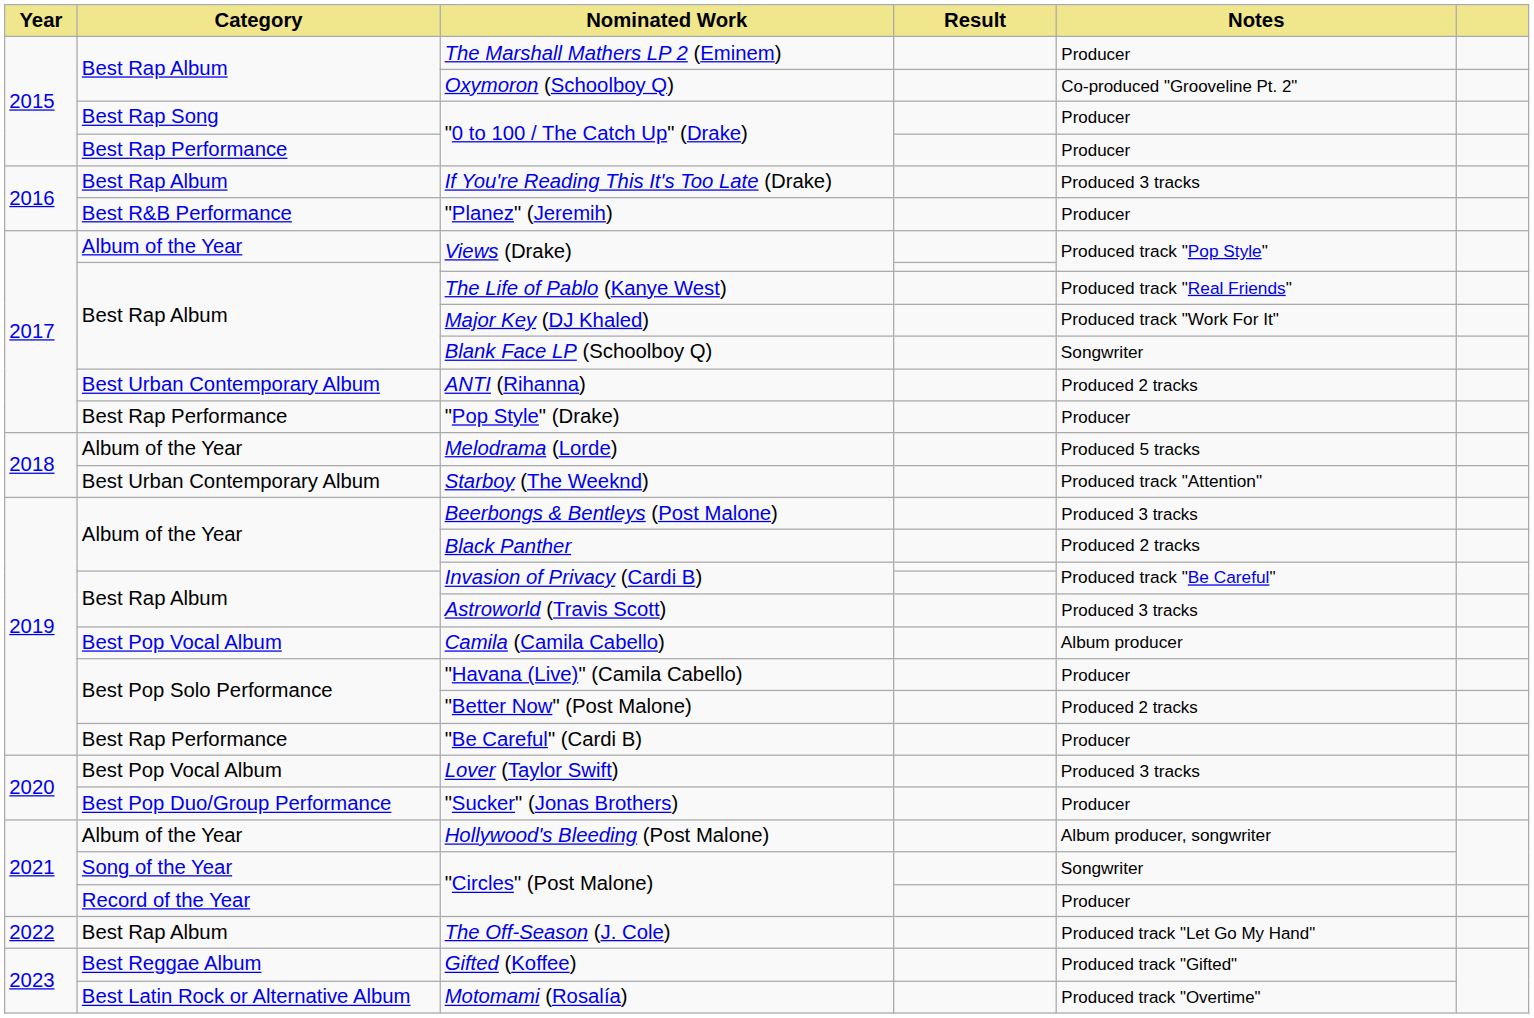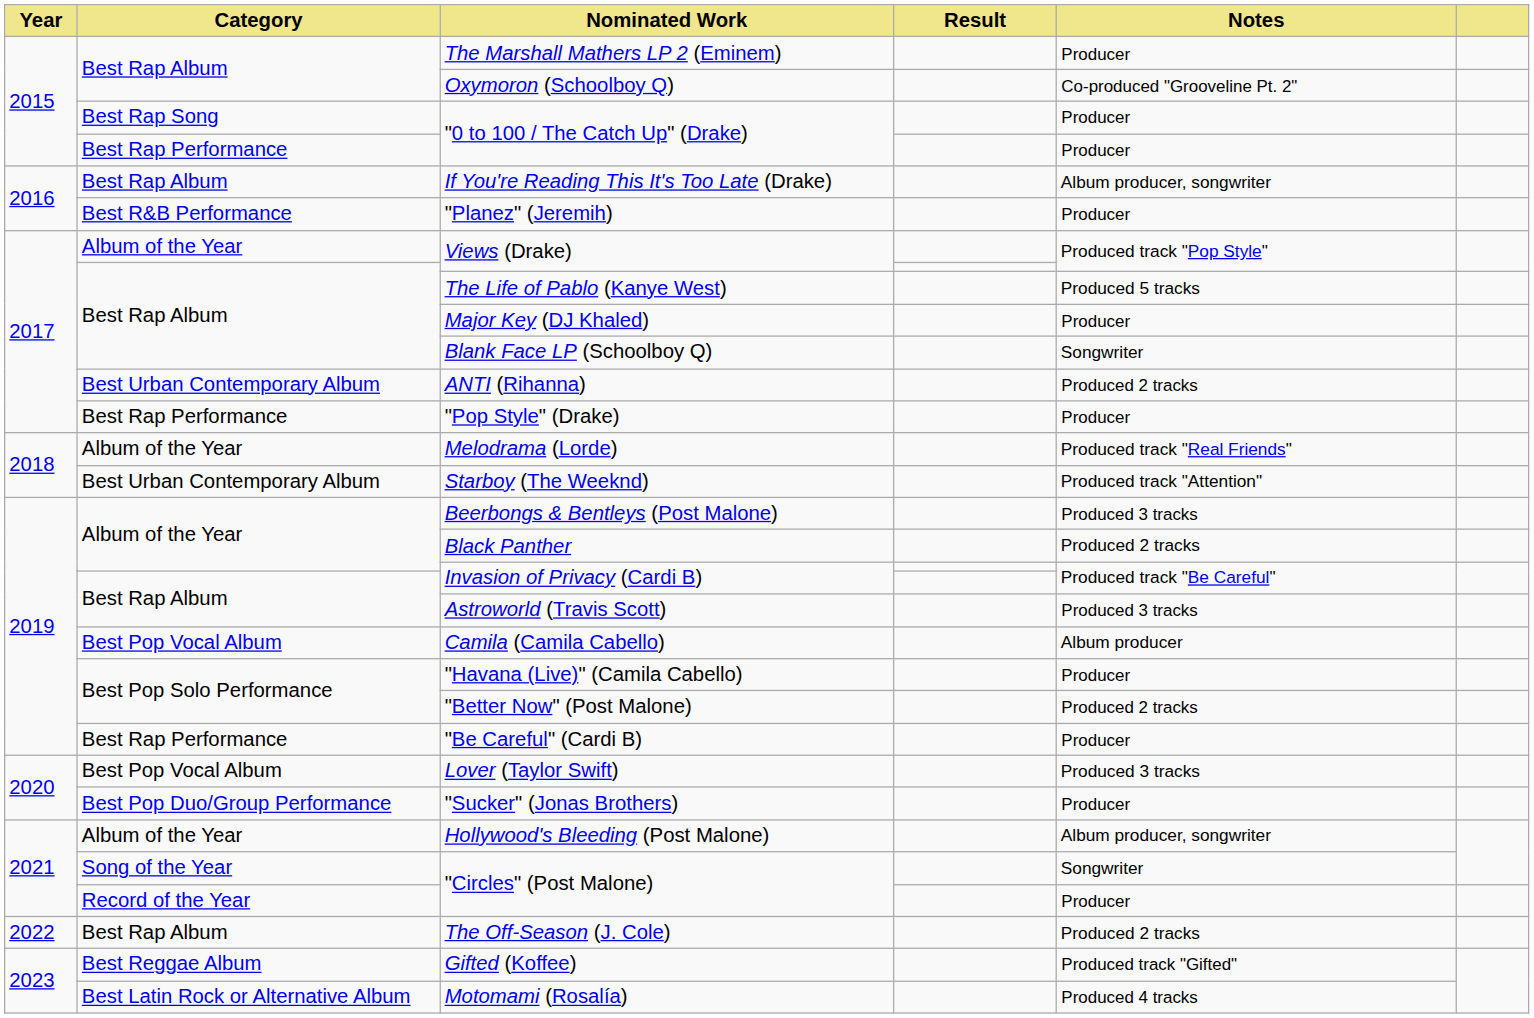(1130, 182) Produced 3 tracks -> (1166, 182) Album producer, songwriter
(1176, 288) Produced track "Real Friends" -> (1130, 288) Produced 5 tracks
(1170, 320) Produced track "Work For It" -> (1096, 321) Producer
(1130, 449) Produced 5 tracks -> (1176, 449) Produced track "Real Friends"
(1188, 933) Produced track "Let Go My Hand" -> (1130, 932) Produced 2 tracks
(1161, 998) Produced track "Overtime" -> (1130, 998) Produced 4 tracks
